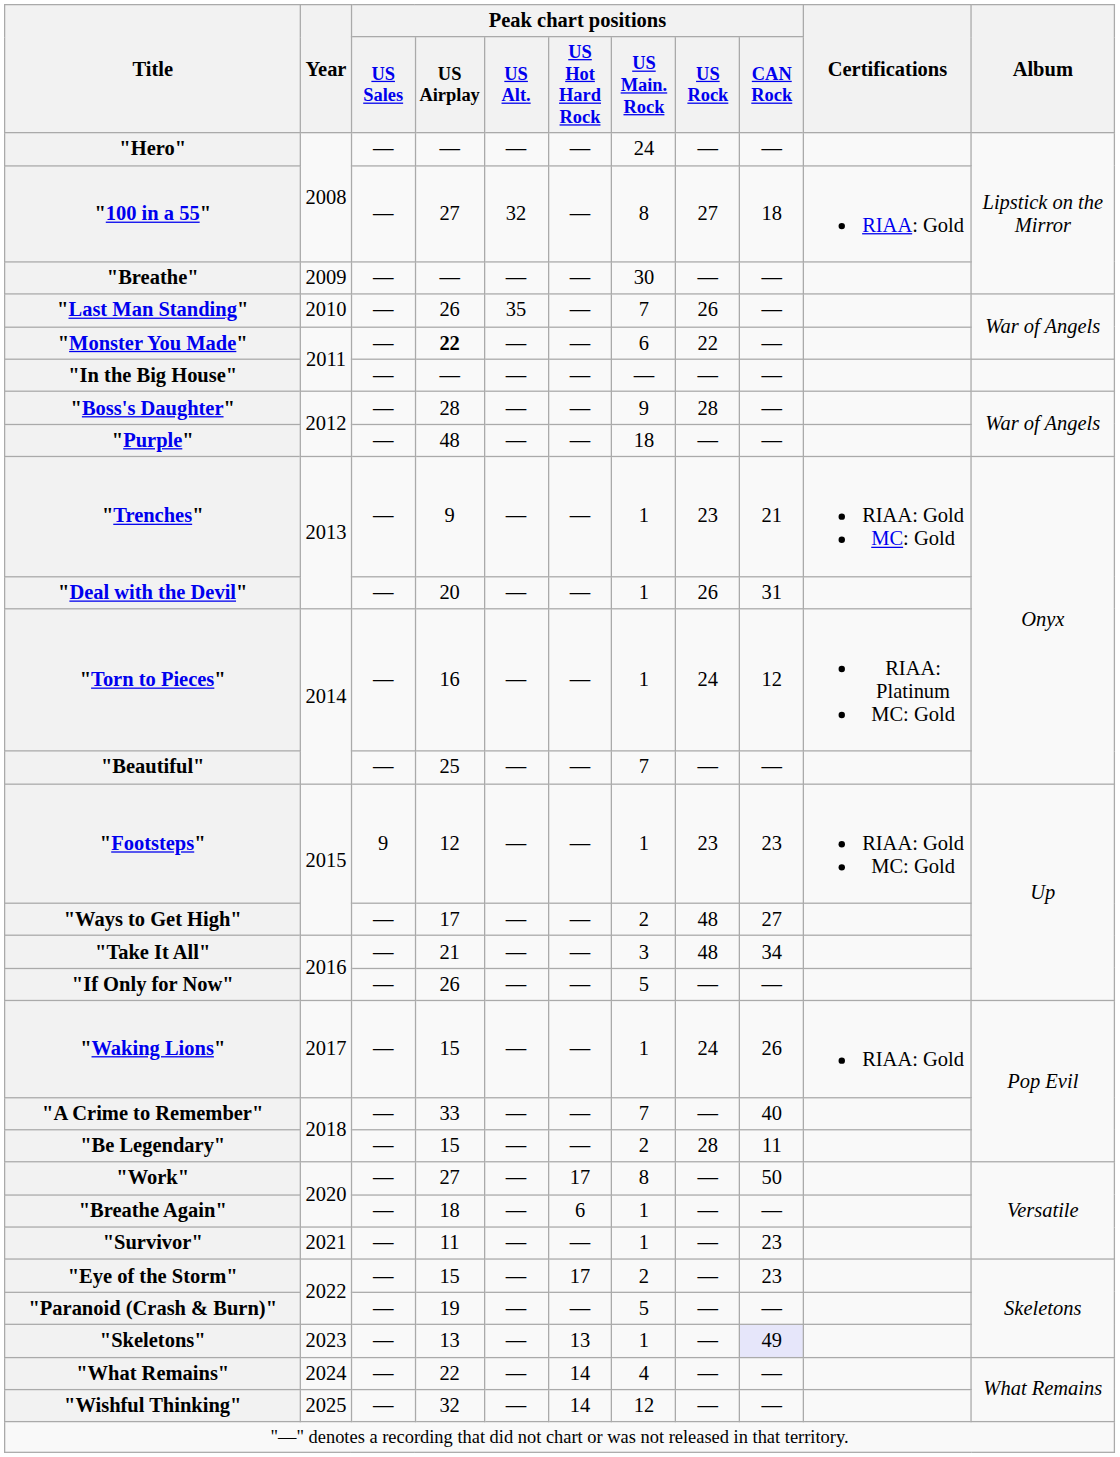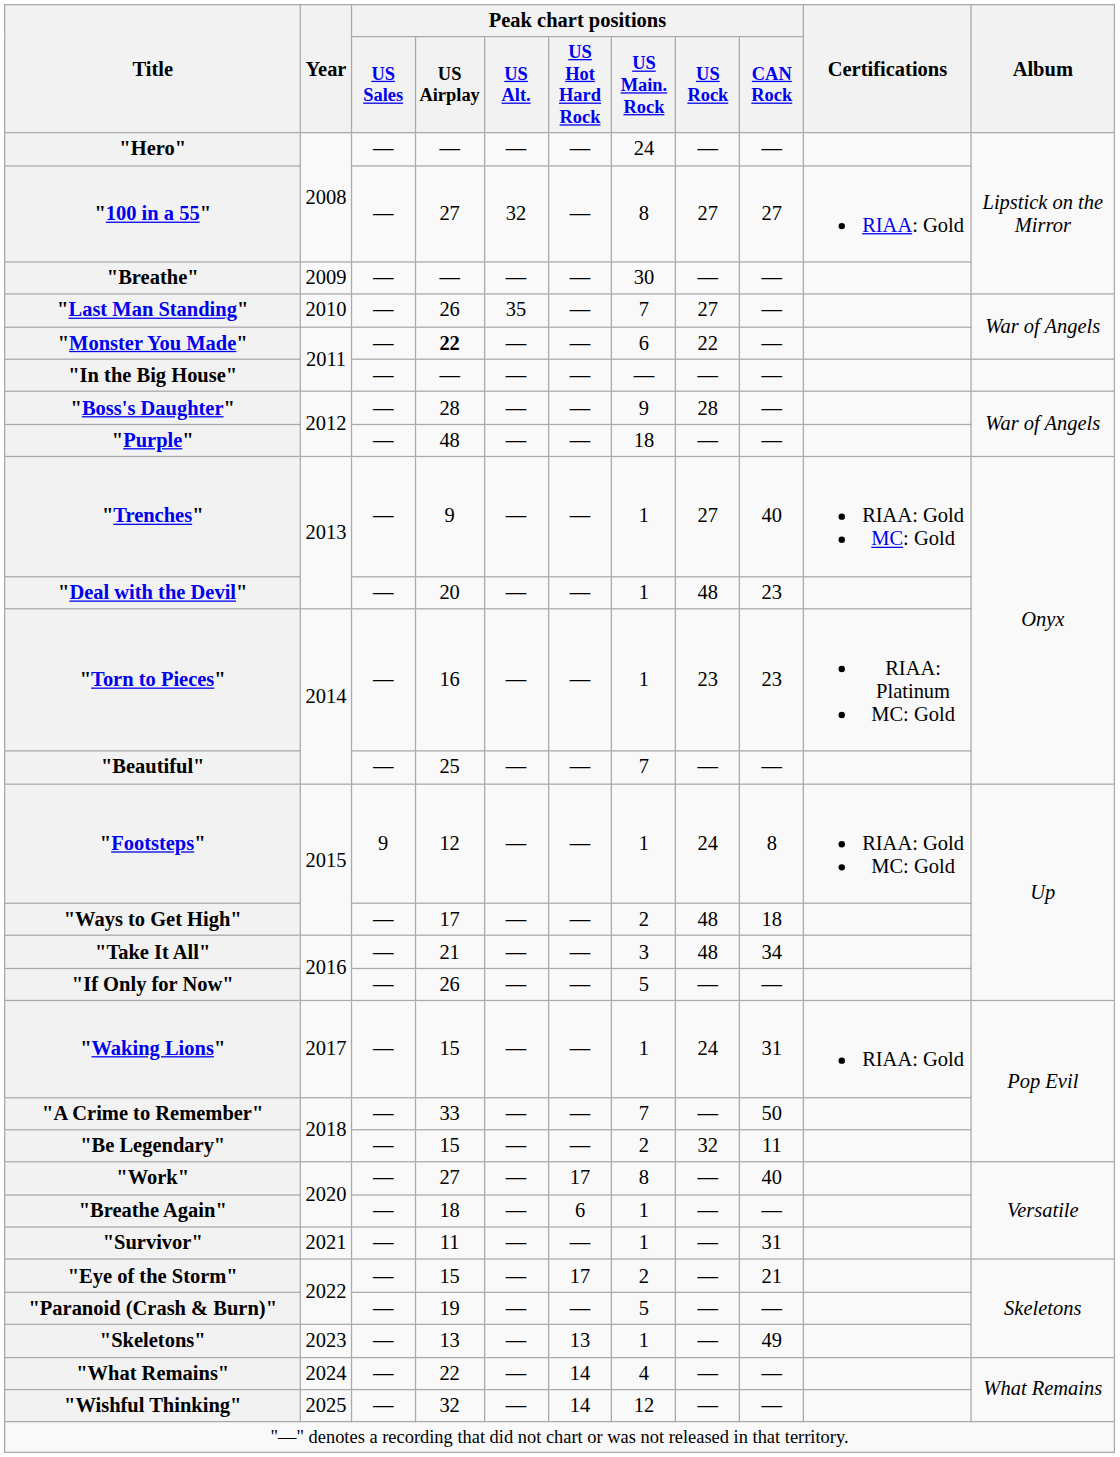(772, 213) 18 -> (772, 213) 27
(708, 310) 26 -> (708, 310) 27
(708, 516) 23 -> (708, 516) 27
(772, 516) 21 -> (772, 516) 40
(708, 592) 26 -> (708, 592) 48
(772, 592) 31 -> (772, 592) 23
(708, 679) 24 -> (708, 679) 23
(772, 679) 12 -> (772, 679) 23
(708, 843) 23 -> (708, 843) 24
(772, 843) 23 -> (772, 843) 8
(772, 919) 27 -> (772, 919) 18
(772, 1048) 26 -> (772, 1048) 31
(772, 1113) 40 -> (772, 1113) 50
(708, 1145) 28 -> (708, 1145) 32
(772, 1178) 50 -> (772, 1178) 40
(772, 1243) 23 -> (772, 1243) 31
(772, 1275) 23 -> (772, 1275) 21
(772, 1340) lavender background -> (772, 1340) no background
